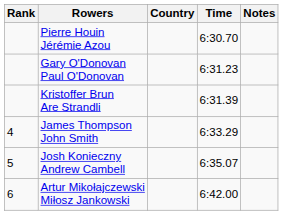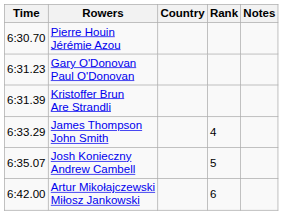columns swapped: (21, 13) <-> (219, 13)
